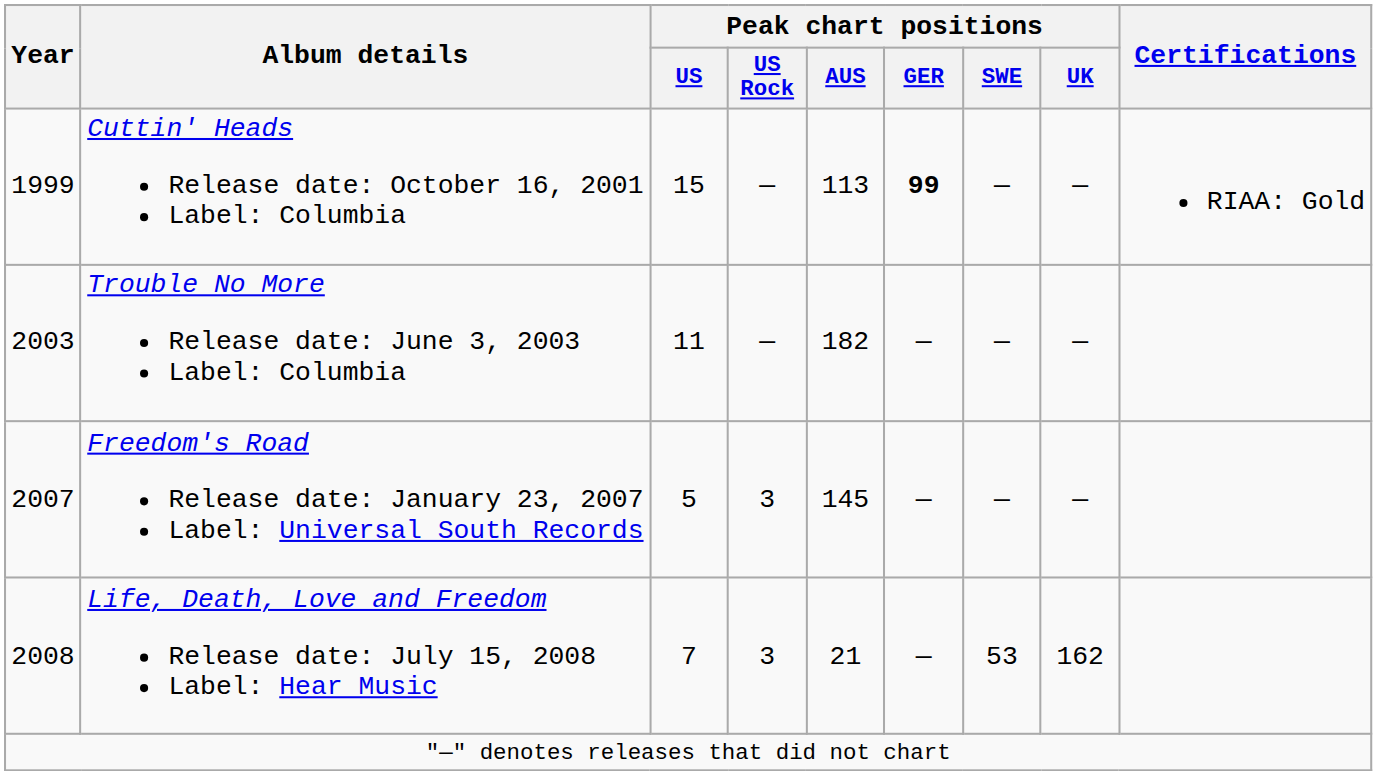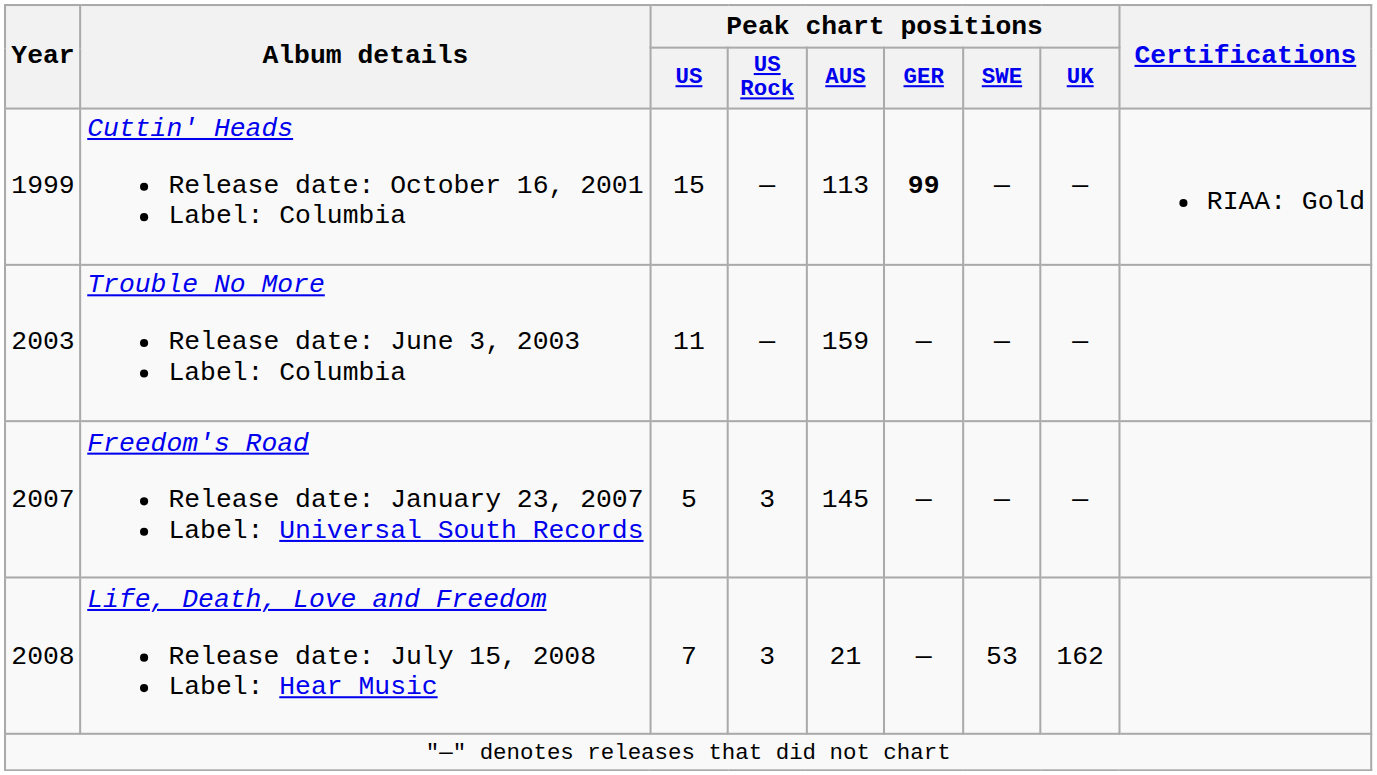(845, 343) 182 -> (845, 343) 159
